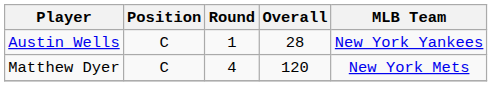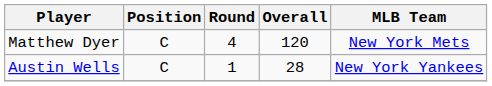rows swapped: (64, 42) <-> (64, 68)
